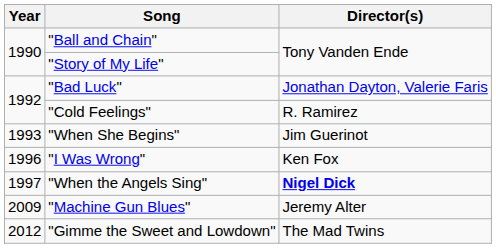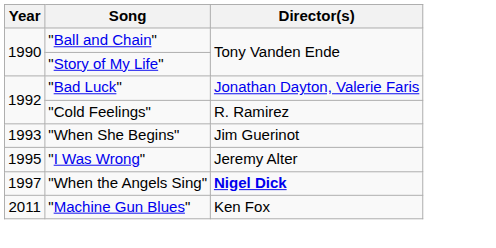(25, 159) 1996 -> (25, 159) 1995
(310, 159) Ken Fox -> (256, 159) Jeremy Alter
(25, 207) 2009 -> (25, 207) 2011
(324, 207) Jeremy Alter -> (242, 207) Ken Fox
- row: (162, 231)
